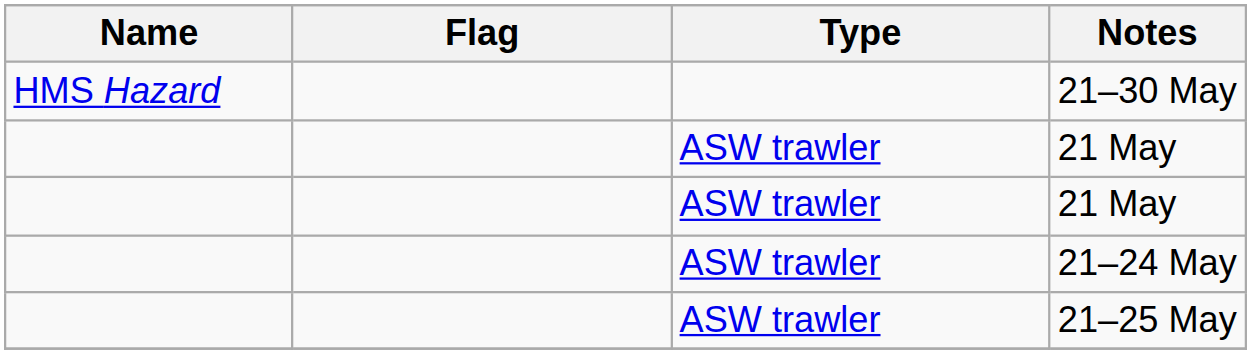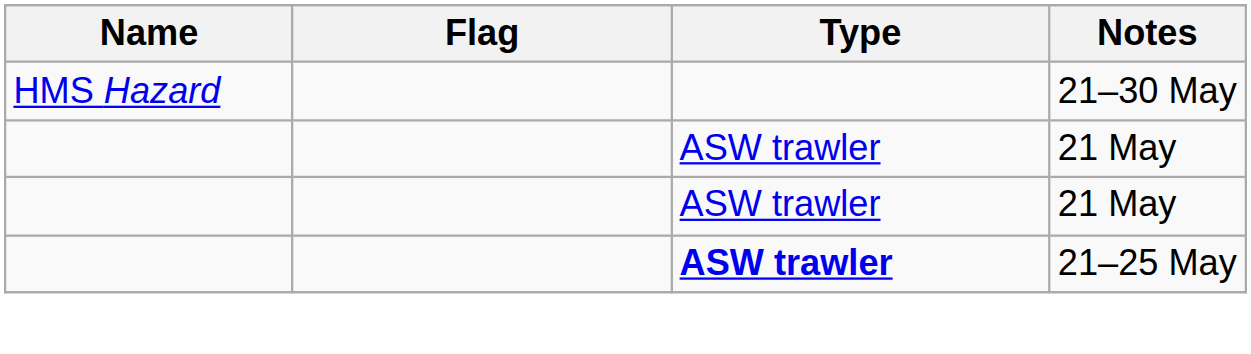- row: (149, 263)
(780, 319) normal -> (786, 262) bold
